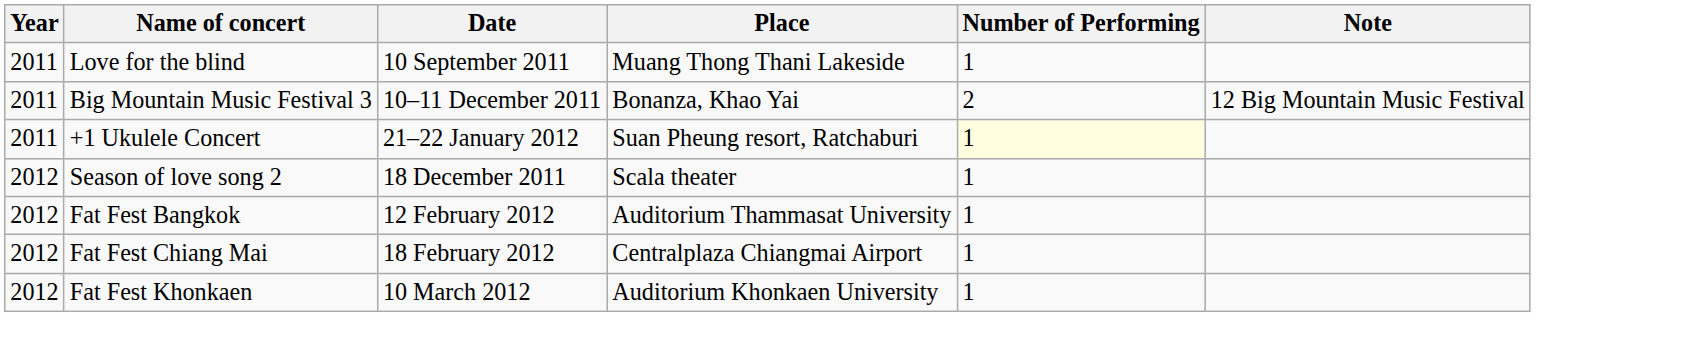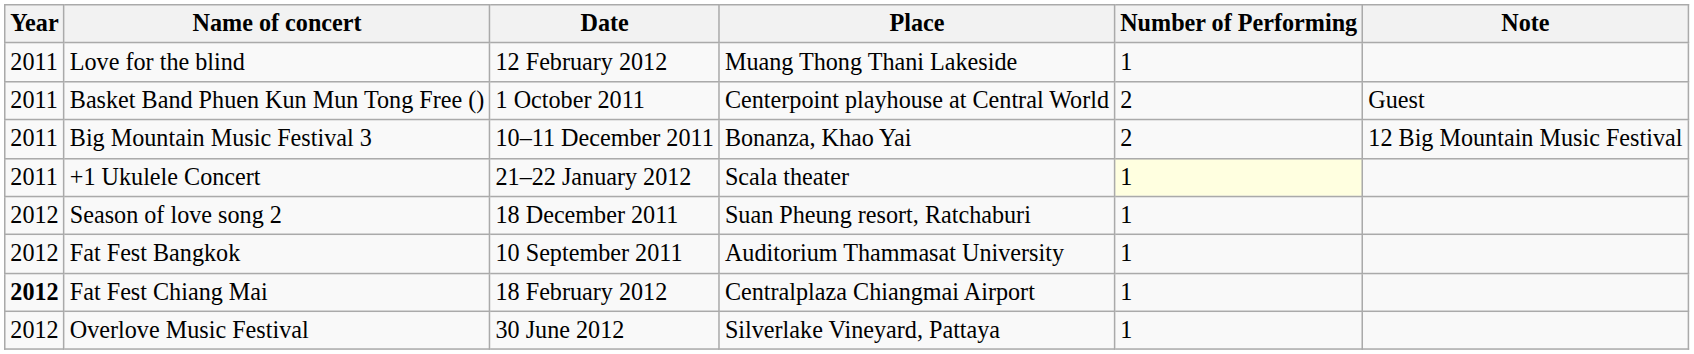(476, 61) 10 September 2011 -> (581, 61) 12 February 2012
+ row: (277, 100)
(765, 138) Suan Pheung resort, Ratchaburi -> (787, 176) Scala theater
(674, 176) Scala theater -> (878, 215) Suan Pheung resort, Ratchaburi
(469, 215) 12 February 2012 -> (589, 253) 10 September 2011
(34, 253) normal -> (34, 291) bold
- row: (161, 291)
+ row: (189, 330)
